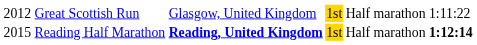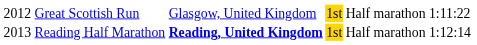(17, 32) 2015 -> (17, 32) 2013
(451, 32) bold -> (450, 32) normal
